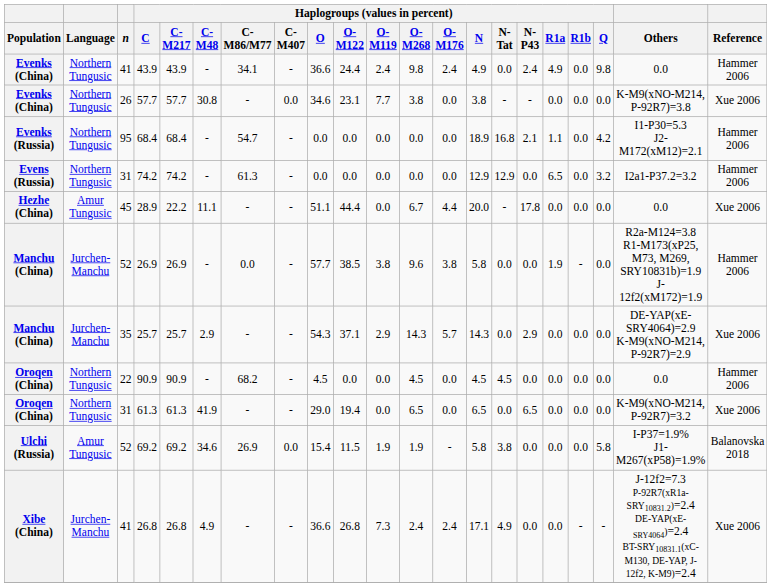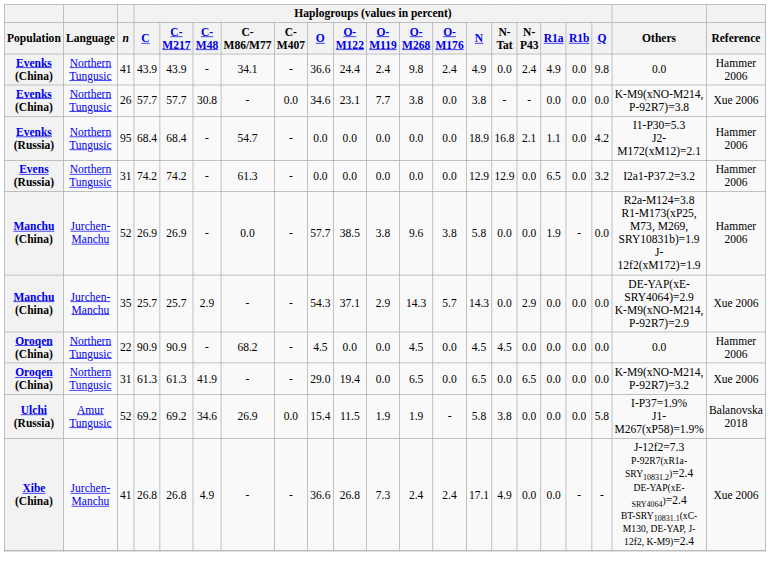- row: (147, 207)
